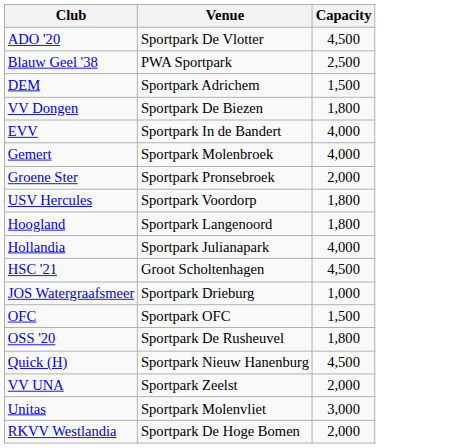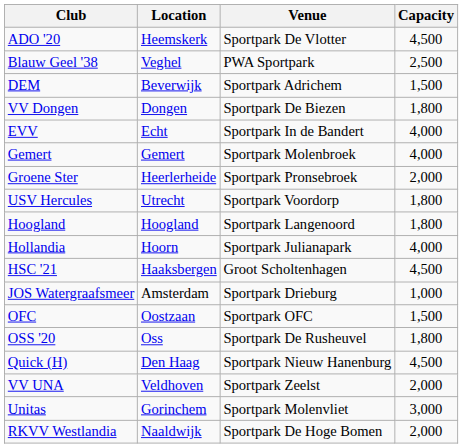+ column: (179, 16)
